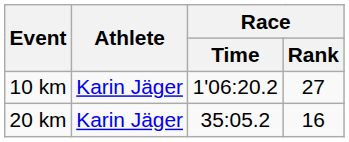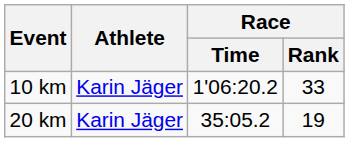(313, 88) 27 -> (313, 88) 33
(313, 121) 16 -> (313, 121) 19
